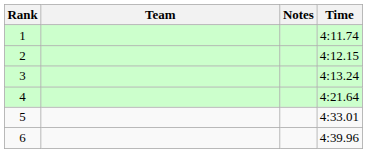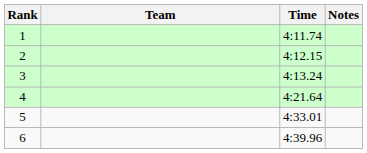columns swapped: (339, 14) <-> (298, 14)
